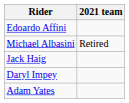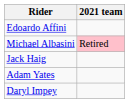(94, 43) no background -> (94, 43) pink background
rows swapped: (32, 75) <-> (31, 91)
